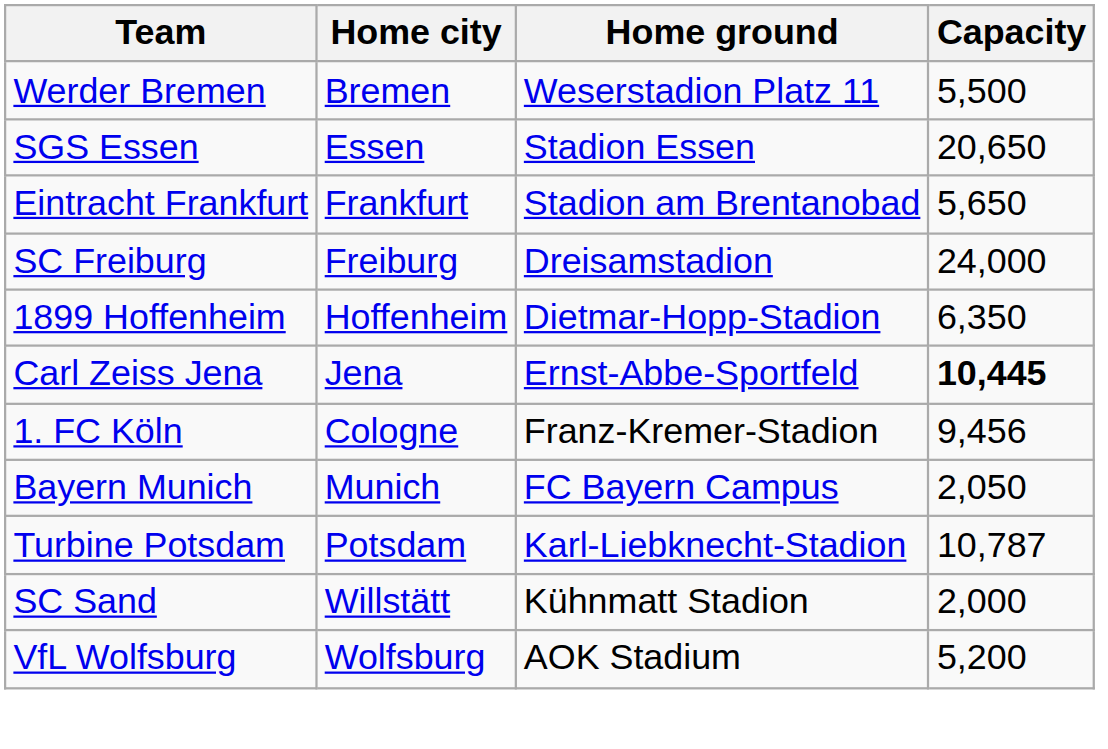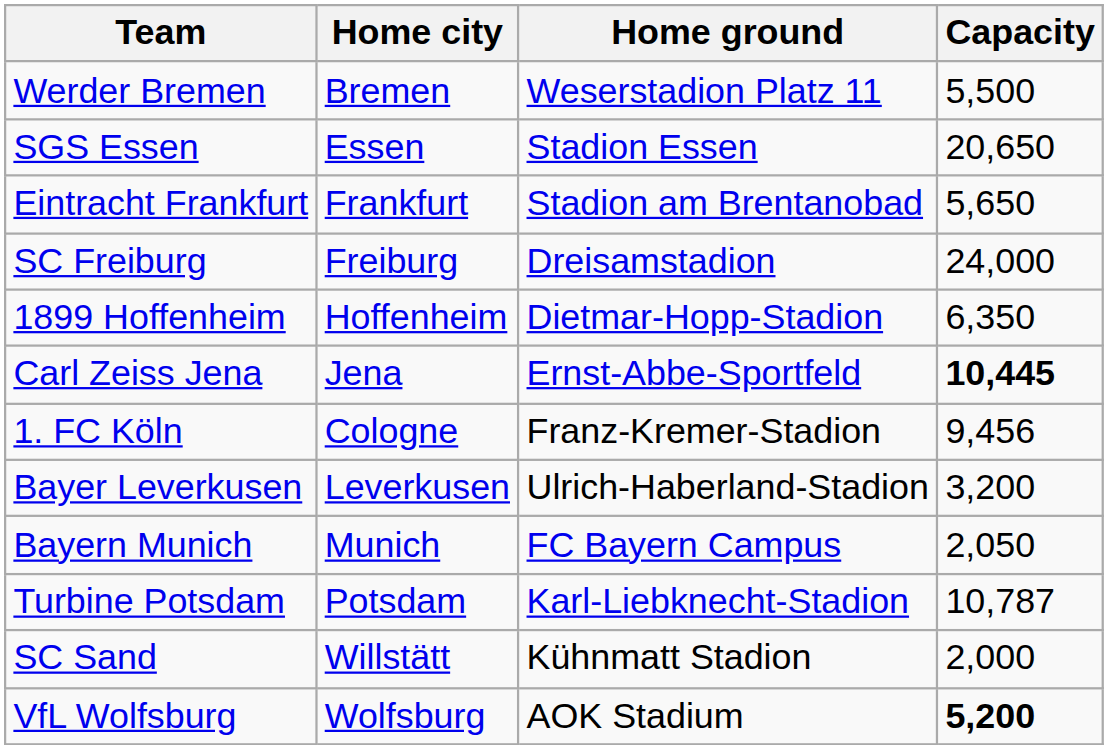+ row: (158, 487)
(982, 658) normal -> (990, 715) bold
